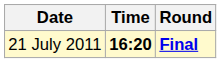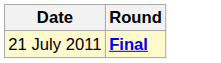- column: (130, 17)
